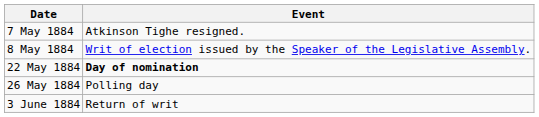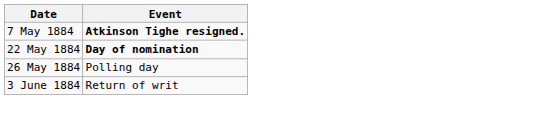(165, 31) normal -> (165, 31) bold
- row: (40, 49)
